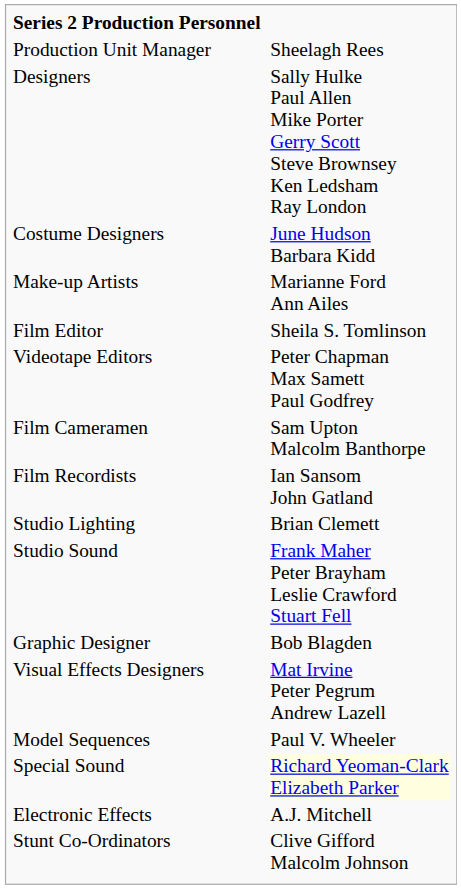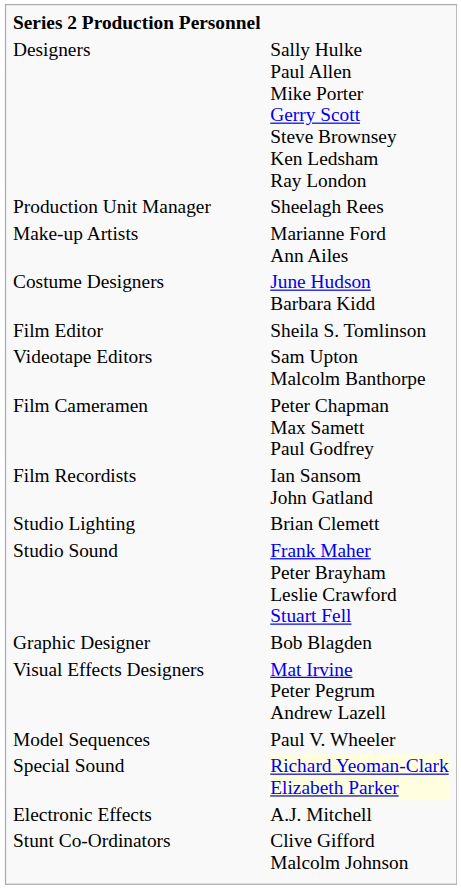rows swapped: (52, 76) <-> (112, 50)
rows swapped: (89, 234) <-> (76, 282)
(330, 379) Peter Chapman Max Samett Paul Godfrey -> (348, 368) Sam Upton Malcolm Banthorpe
(348, 438) Sam Upton Malcolm Banthorpe -> (330, 427) Peter Chapman Max Samett Paul Godfrey
